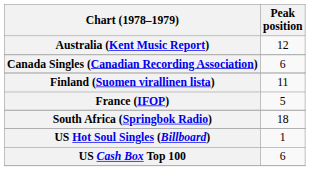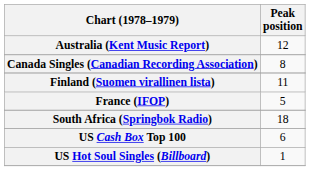(283, 63) 6 -> (283, 63) 8
rows swapped: (132, 138) <-> (132, 156)
